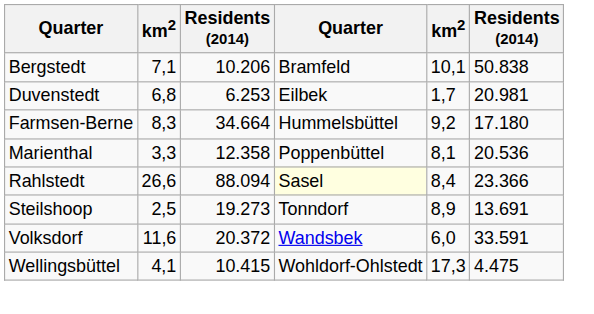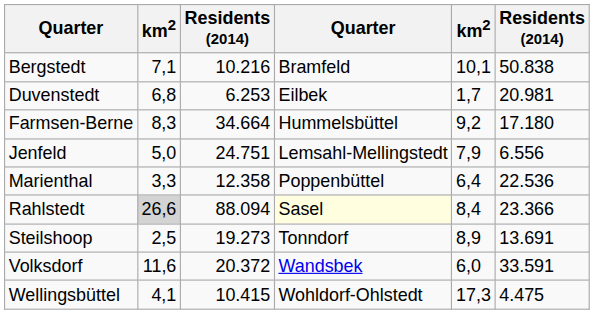(243, 67) 10.206 -> (243, 67) 10.216
+ row: (38, 152)
(443, 152) 8,1 -> (469, 180) 6,4
(501, 152) 20.536 -> (527, 180) 22.536
(159, 180) no background -> (159, 209) lightgrey background
